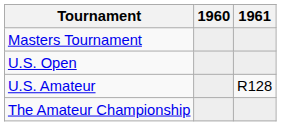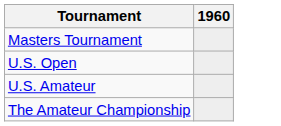- column: (255, 16)
